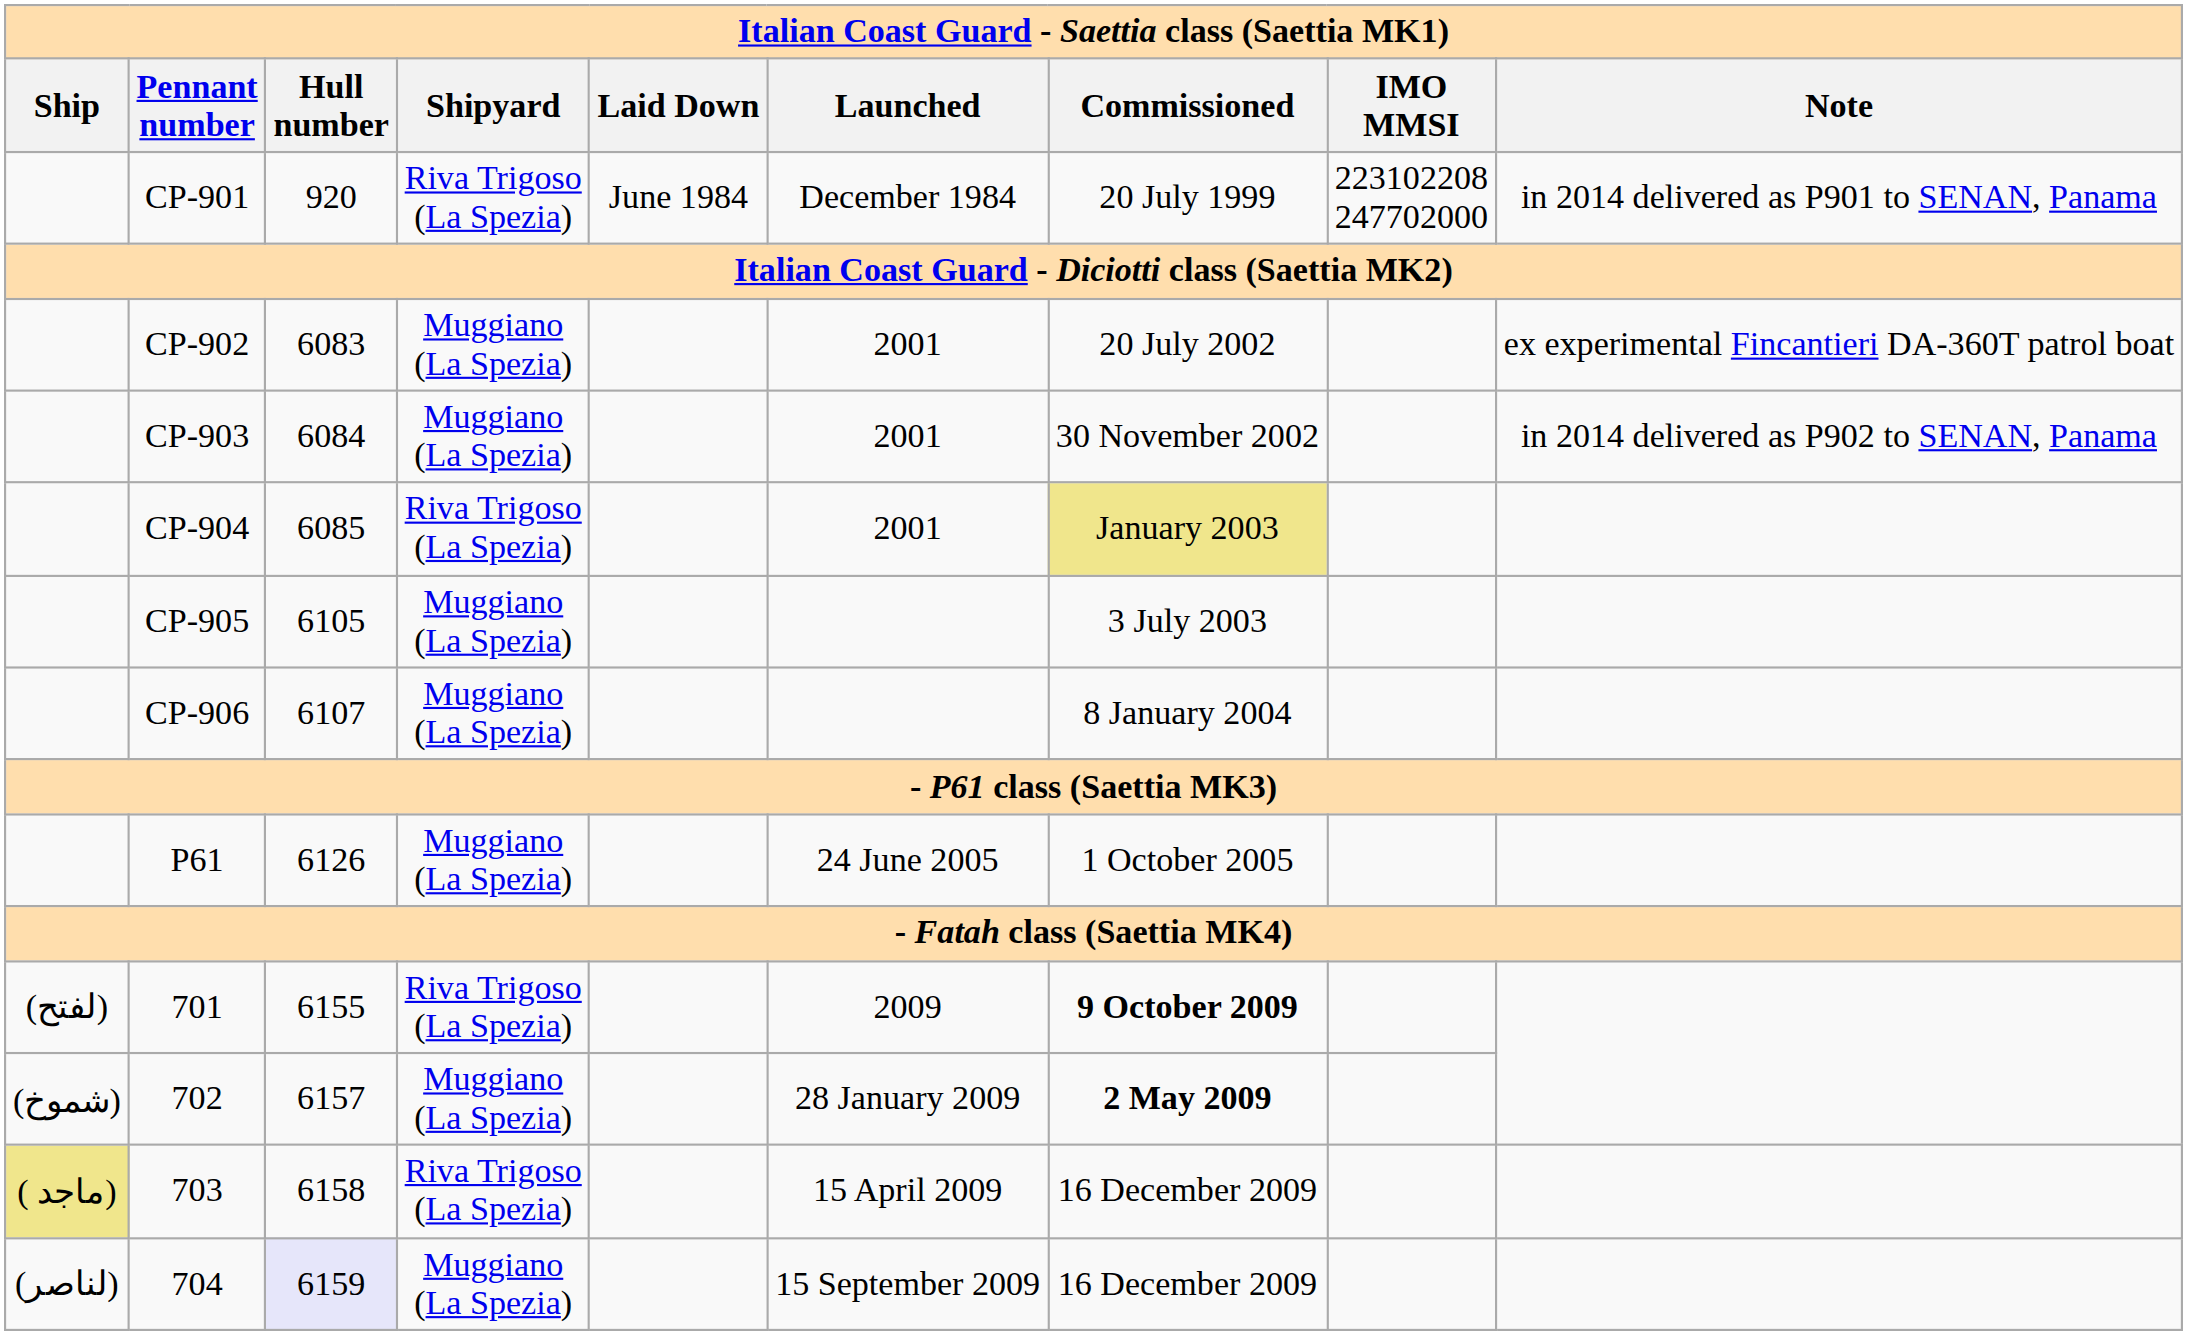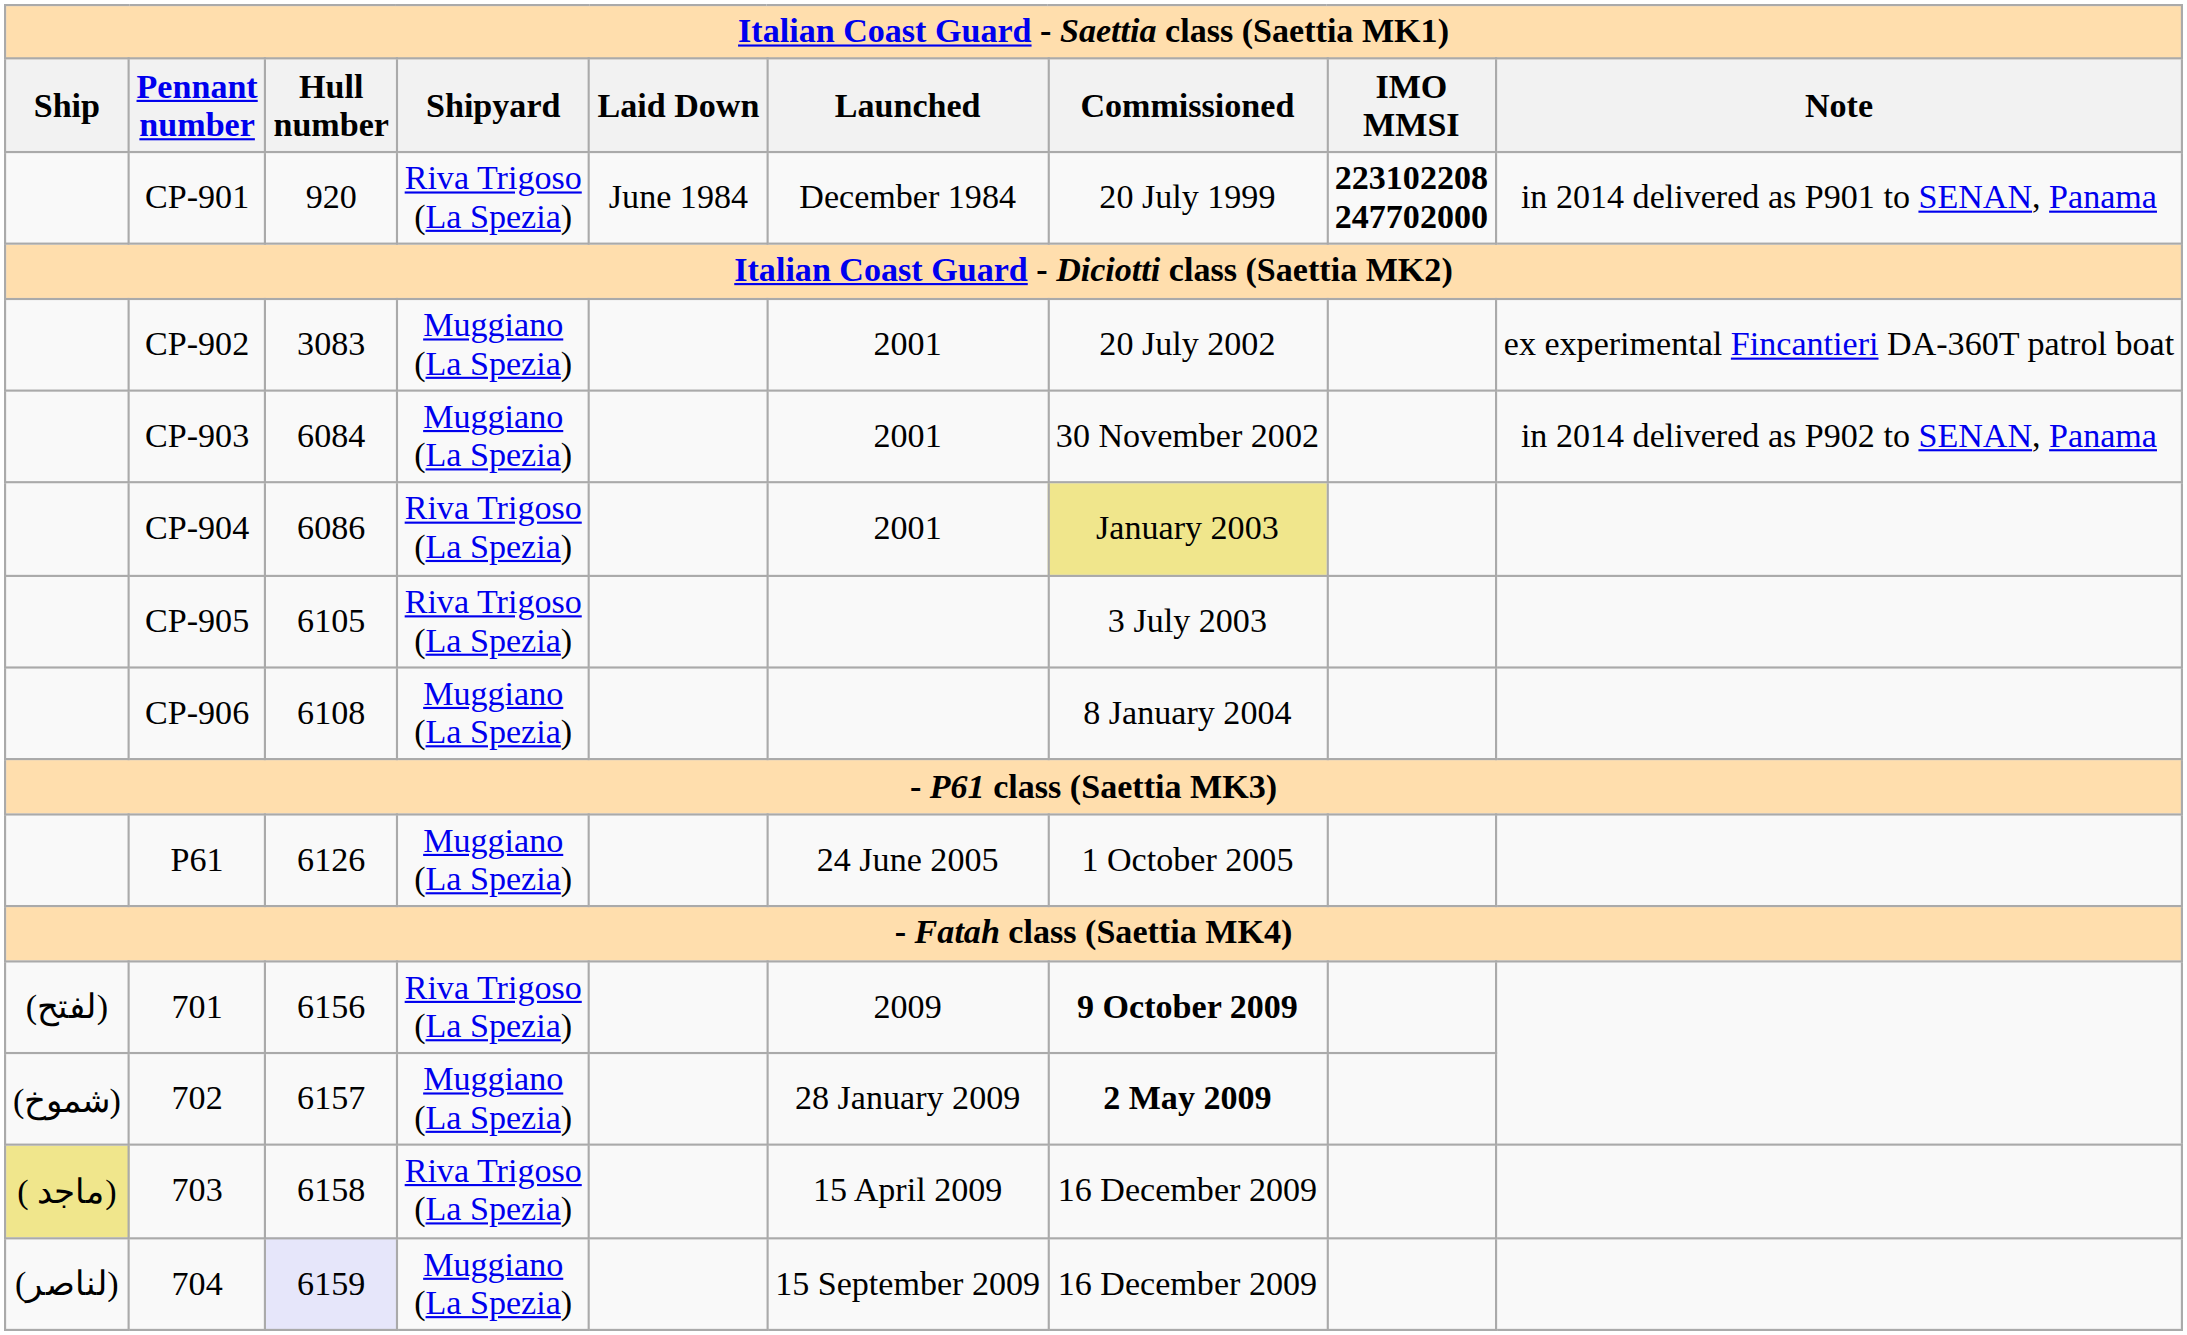(1411, 197) normal -> (1411, 197) bold
(331, 343) 6083 -> (331, 343) 3083
(331, 528) 6085 -> (331, 528) 6086
(493, 620) Muggiano (La Spezia) -> (493, 620) Riva Trigoso (La Spezia)
(331, 713) 6107 -> (331, 713) 6108
(331, 1005) 6155 -> (331, 1005) 6156
